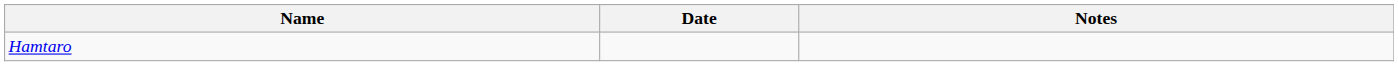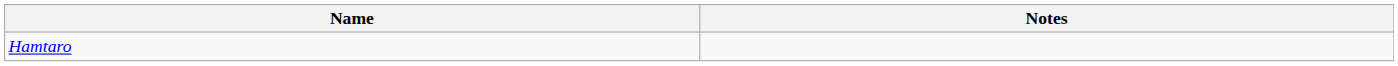- column: (699, 18)
